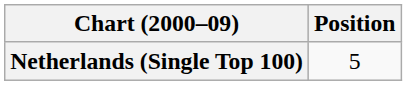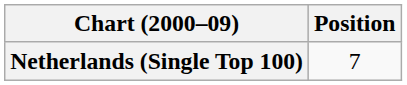(355, 60) 5 -> (355, 60) 7
